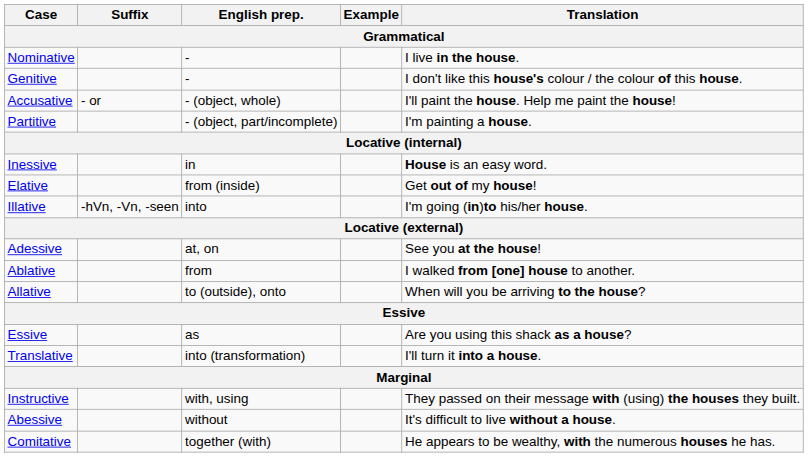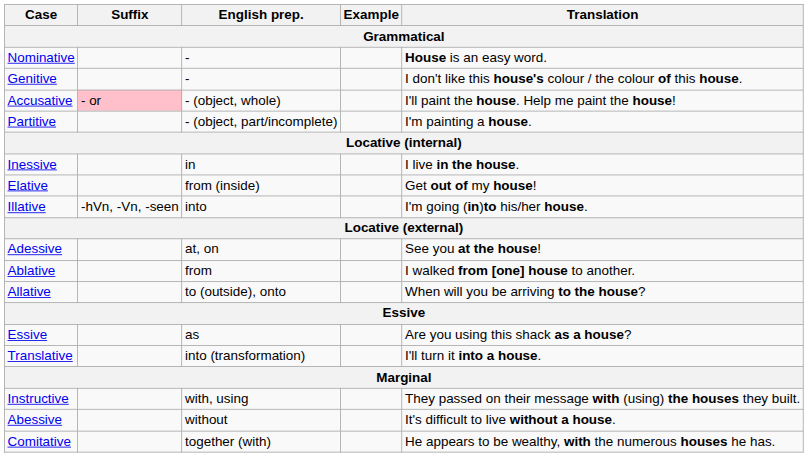(462, 57) I live in the house. -> (476, 57) House is an easy word.
(91, 100) no background -> (91, 100) pink background
(476, 164) House is an easy word. -> (462, 164) I live in the house.
